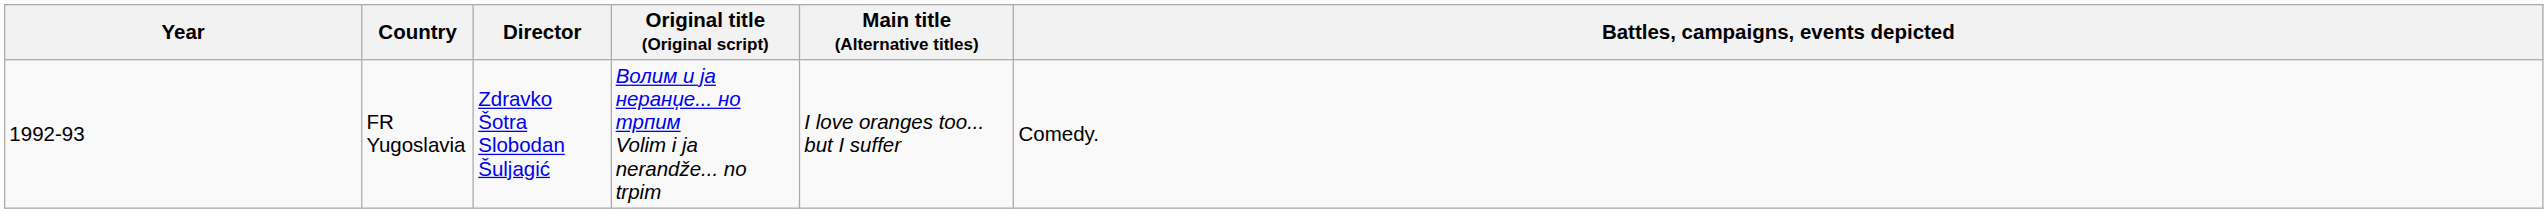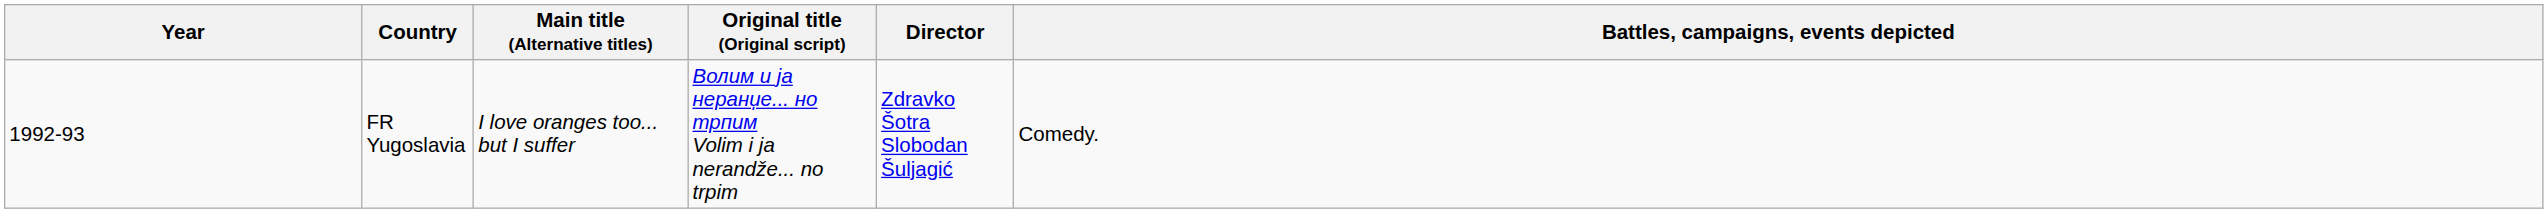columns swapped: (907, 32) <-> (542, 32)
